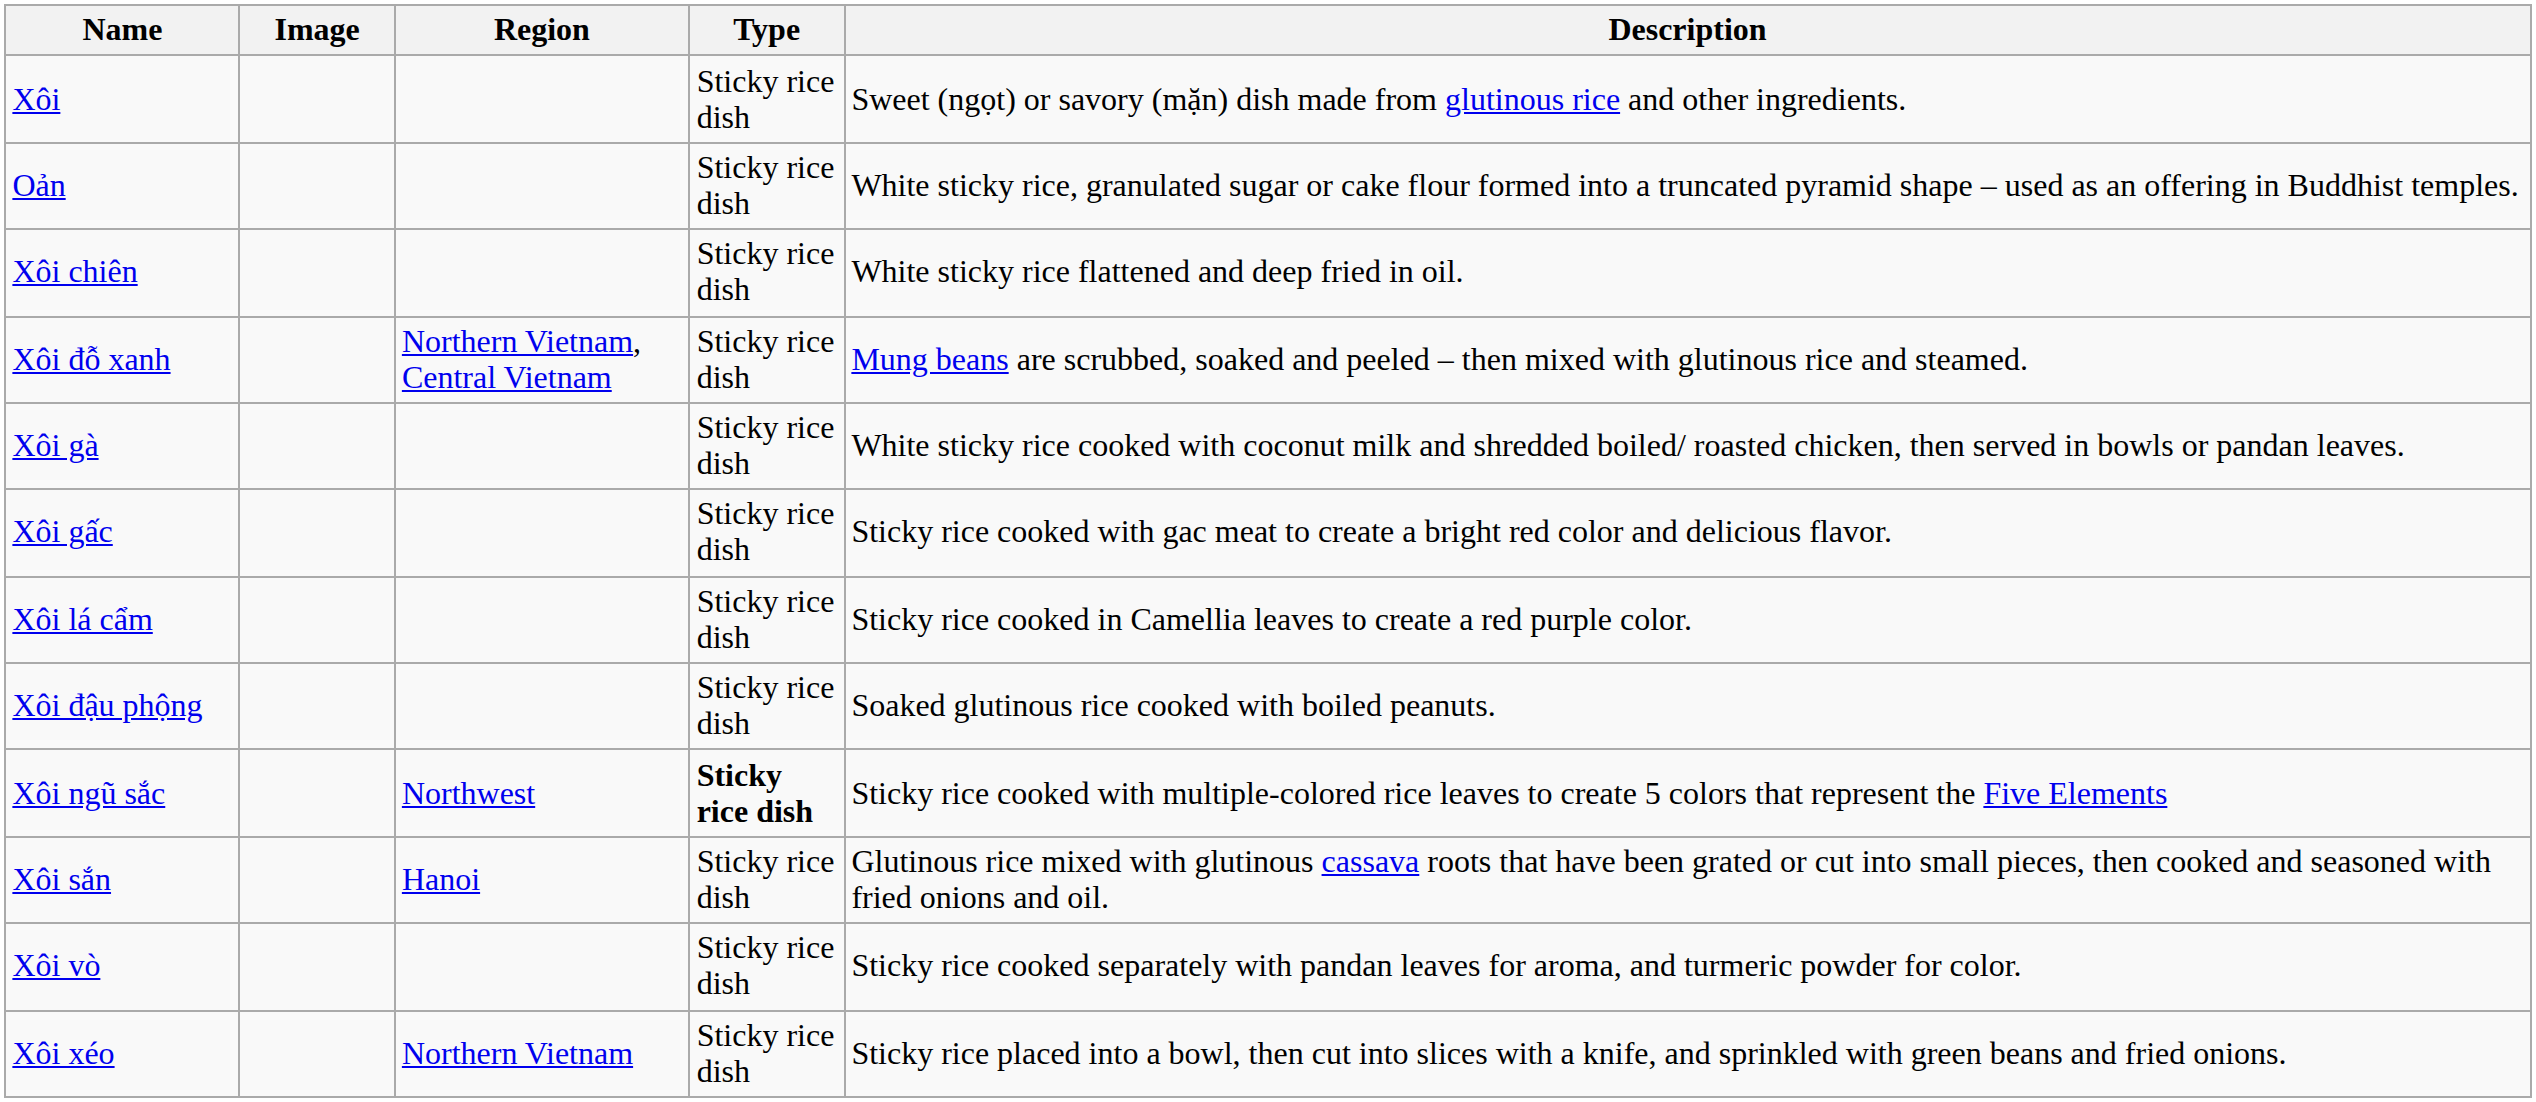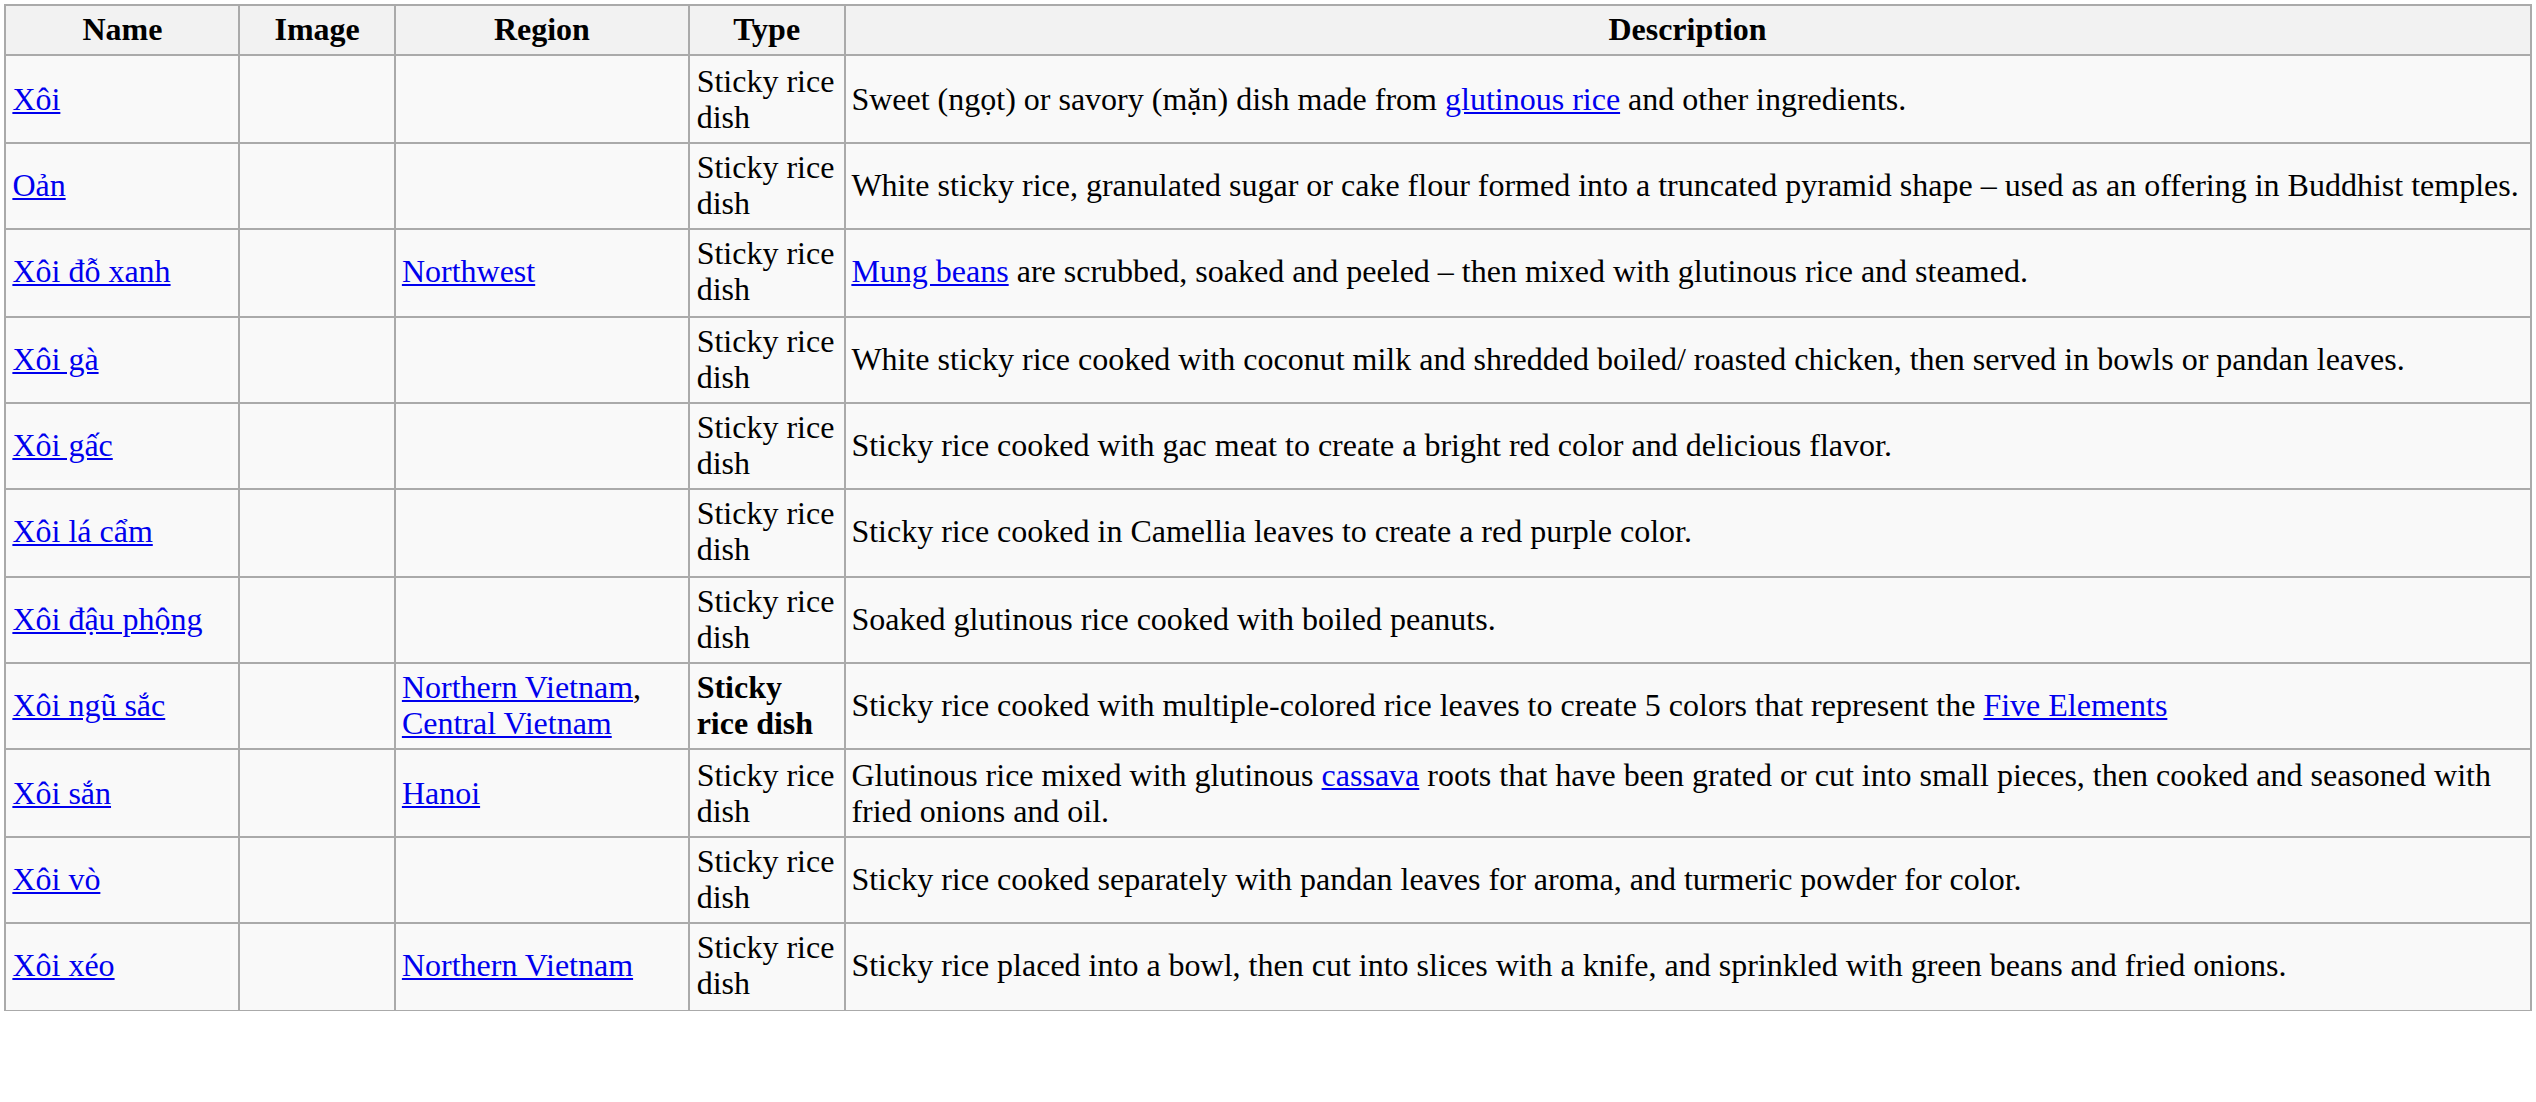- row: (75, 272)
(521, 358) Northern Vietnam, Central Vietnam -> (469, 272) Northwest
(469, 792) Northwest -> (521, 705) Northern Vietnam, Central Vietnam
